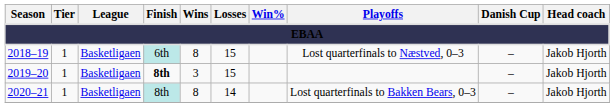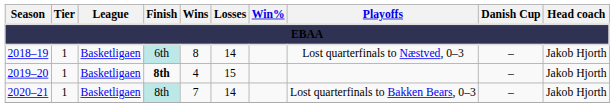(230, 54) 15 -> (230, 54) 14
(196, 73) 3 -> (196, 73) 4
(196, 93) 8 -> (196, 93) 7
